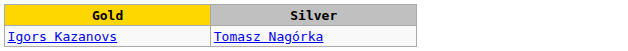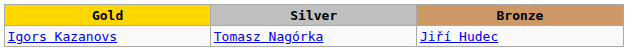+ column: (520, 15)
